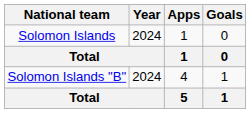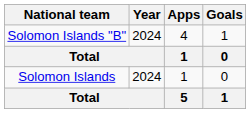rows swapped: (67, 35) <-> (67, 77)
